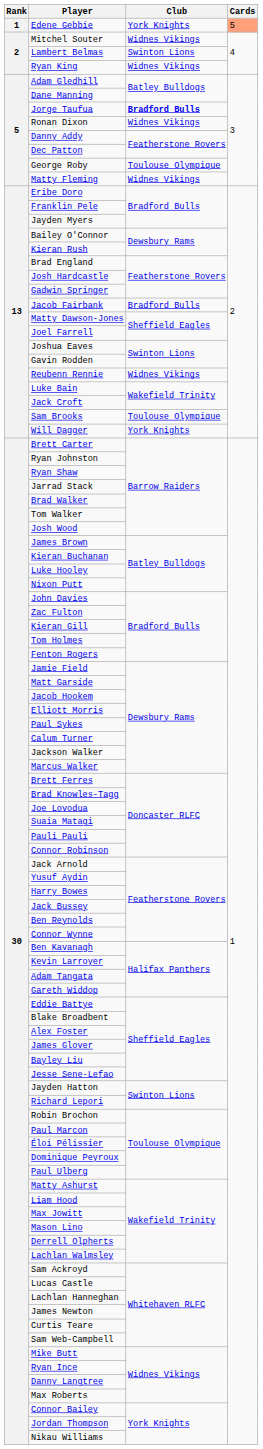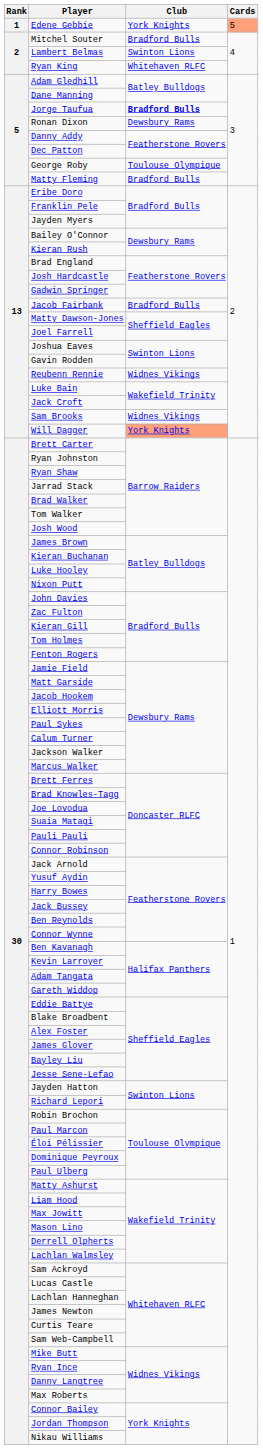(164, 39) Widnes Vikings -> (164, 39) Bradford Bulls
(164, 67) Widnes Vikings -> (166, 67) Whitehaven RLFC
(164, 123) Widnes Vikings -> (161, 123) Dewsbury Rams
(164, 179) Widnes Vikings -> (164, 179) Bradford Bulls
(174, 417) Toulouse Olympique -> (164, 417) Widnes Vikings
(159, 431) no background -> (159, 431) lightsalmon background
